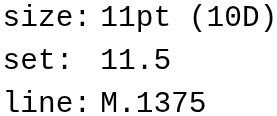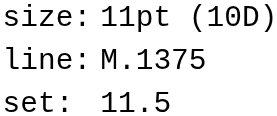rows swapped: (38, 61) <-> (47, 104)
